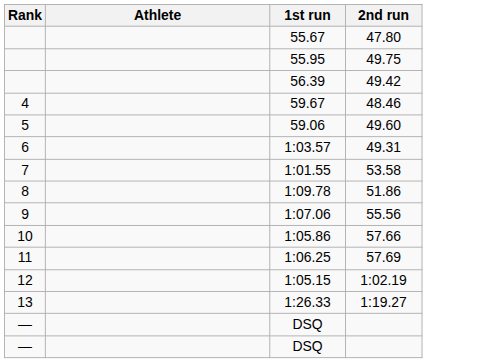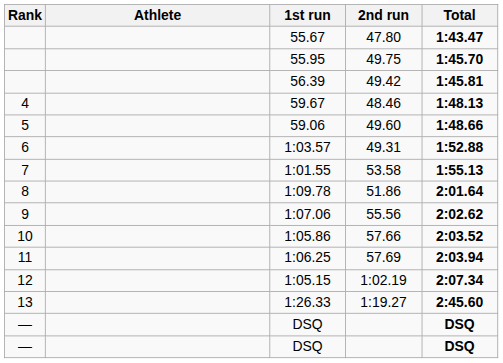+ column: (460, 15)
